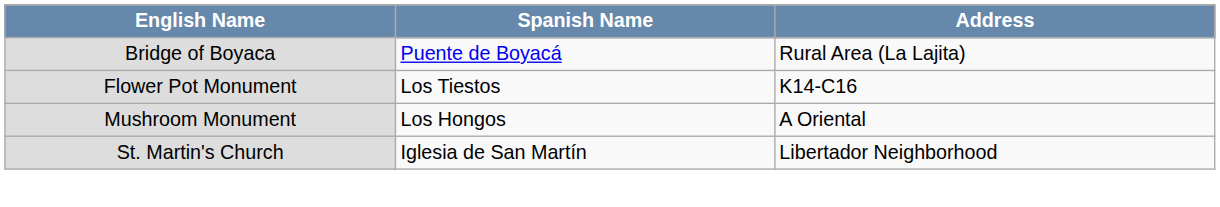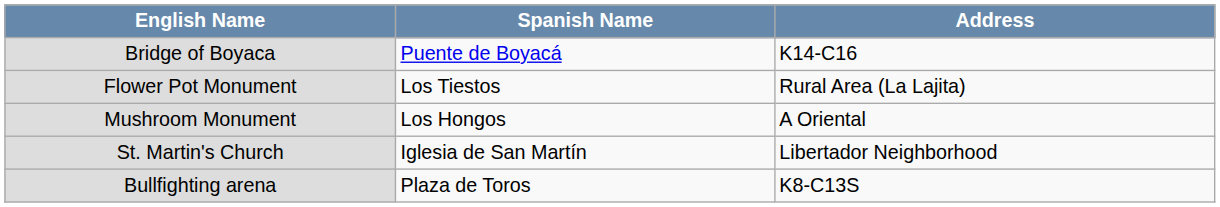(873, 53) Rural Area (La Lajita) -> (818, 53) K14-C16
(818, 86) K14-C16 -> (873, 86) Rural Area (La Lajita)
+ row: (200, 185)
